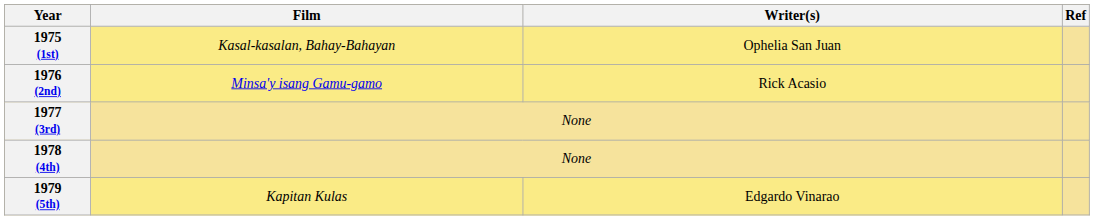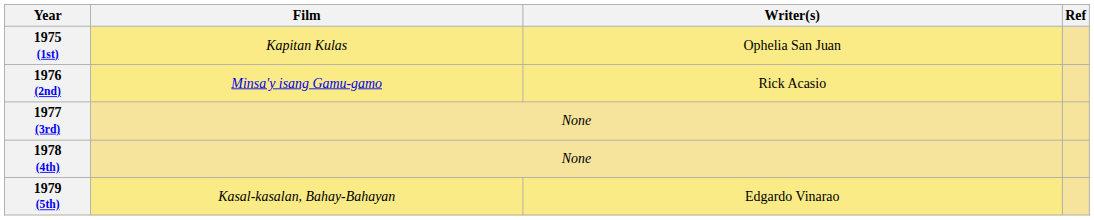(307, 45) Kasal-kasalan, Bahay-Bahayan -> (307, 45) Kapitan Kulas
(307, 196) Kapitan Kulas -> (307, 196) Kasal-kasalan, Bahay-Bahayan
